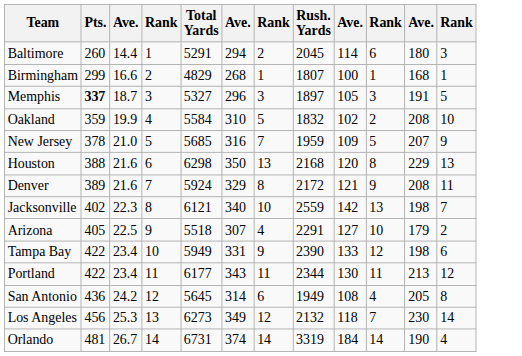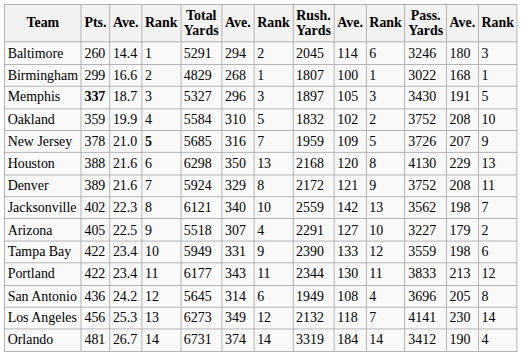+ column: (426, 23)
(148, 141) normal -> (148, 141) bold
